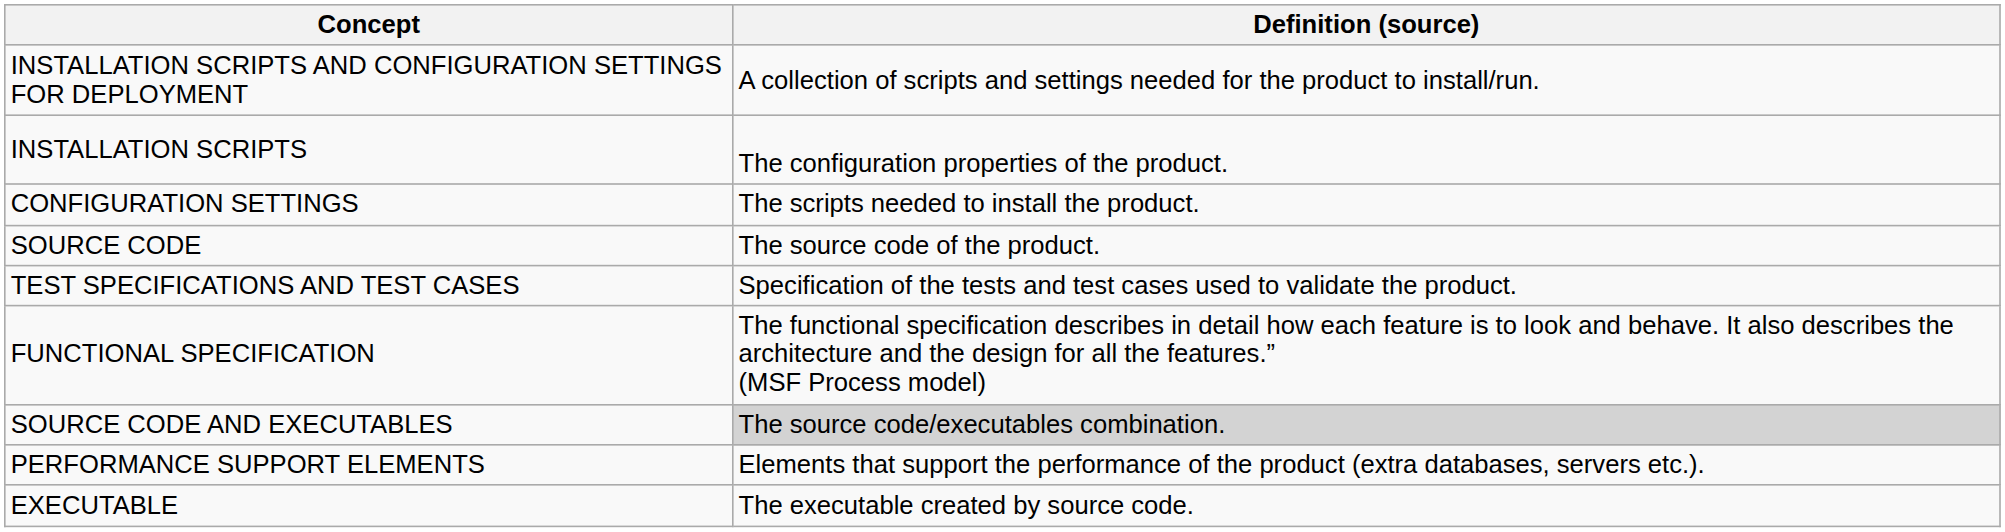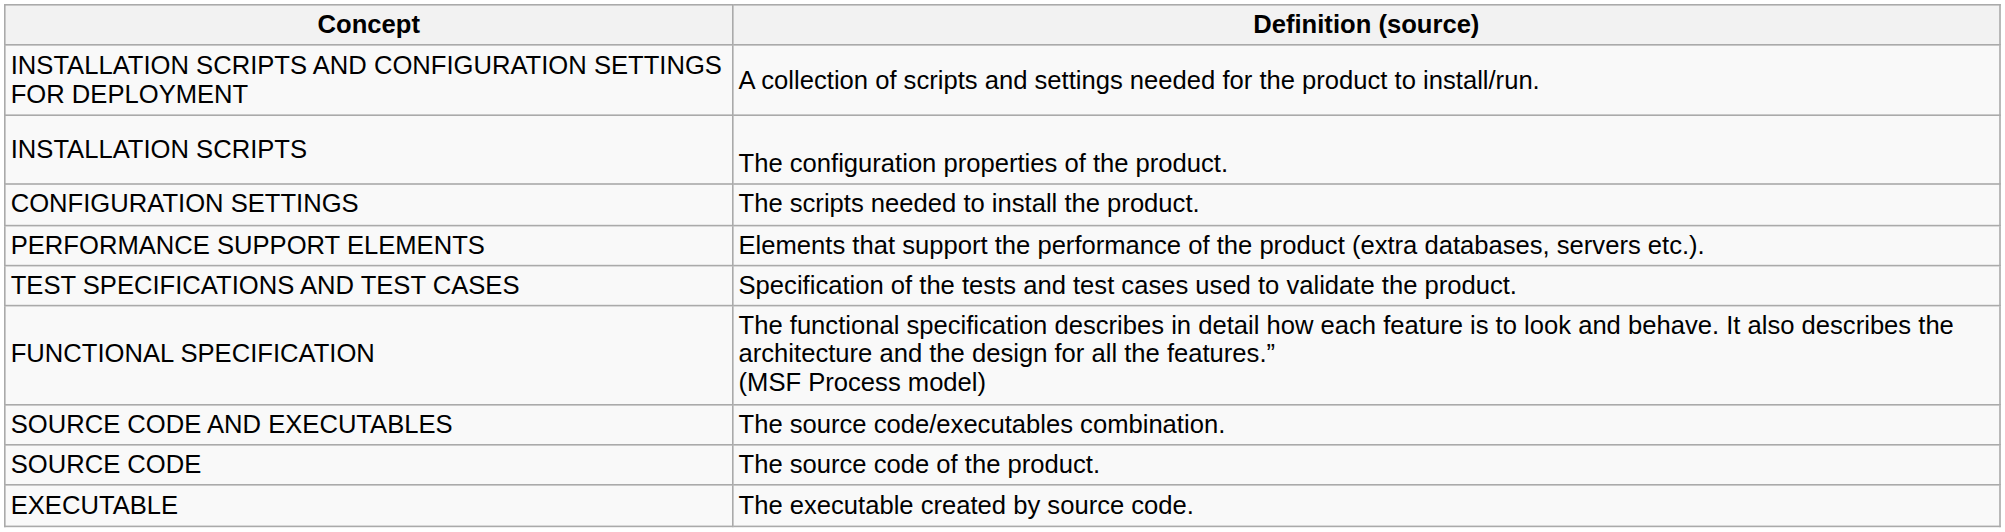rows swapped: (248, 464) <-> (106, 244)
(982, 424) lightgrey background -> (982, 424) no background
